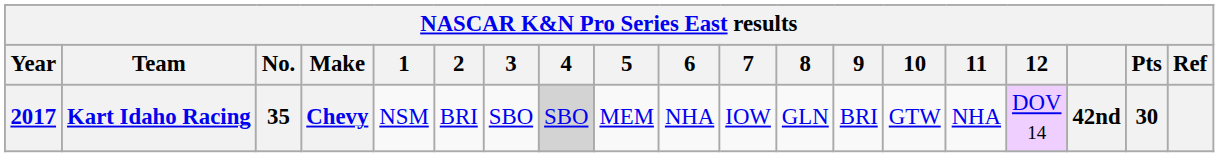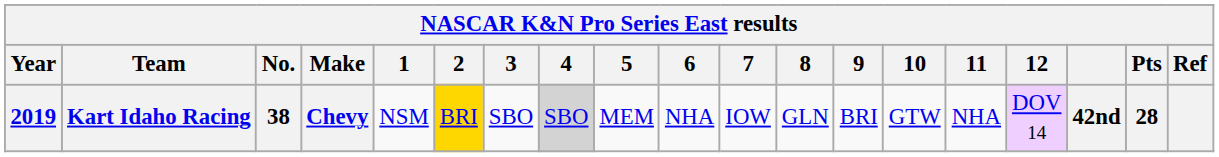(33, 117) 2017 -> (33, 117) 2019
(278, 117) 35 -> (278, 117) 38
(459, 117) no background -> (459, 117) gold background
(1147, 117) 30 -> (1147, 117) 28
